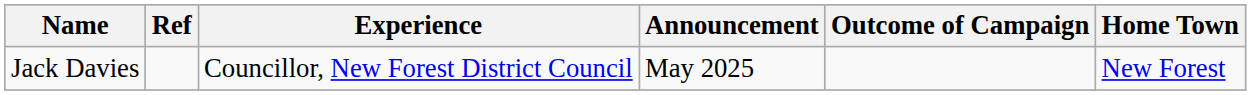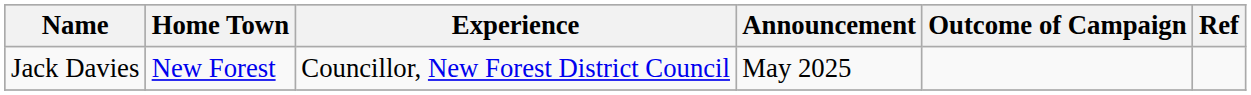columns swapped: (1170, 25) <-> (172, 25)
